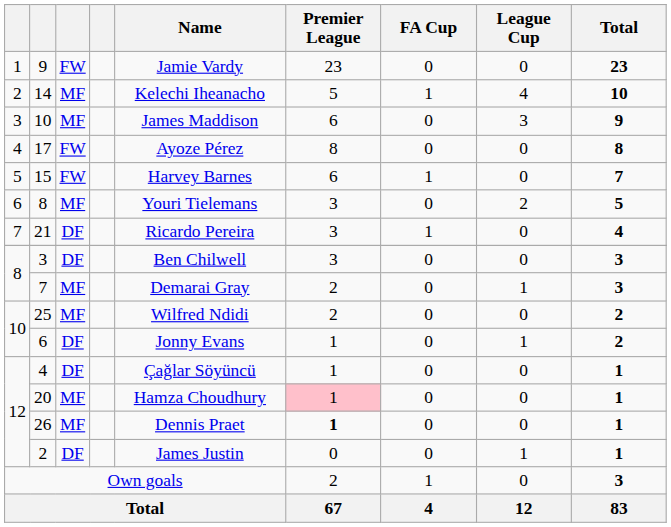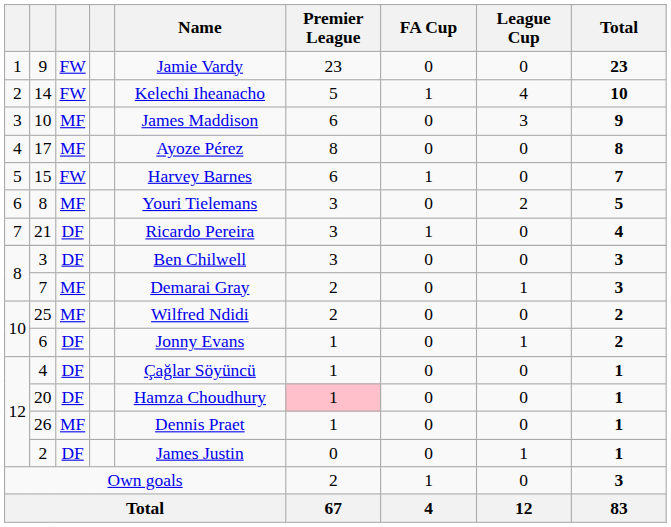(73, 93) MF -> (73, 93) FW
(73, 148) FW -> (73, 148) MF
(73, 397) MF -> (73, 397) DF
(333, 425) bold -> (333, 425) normal
